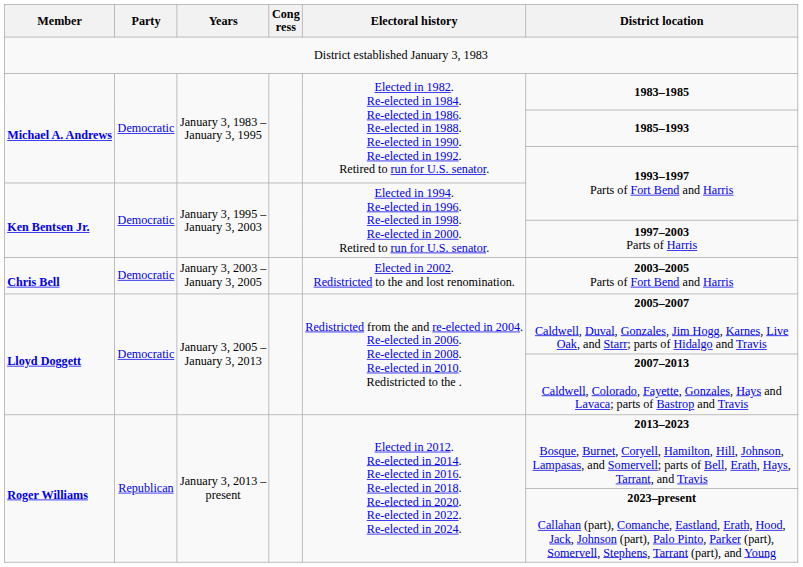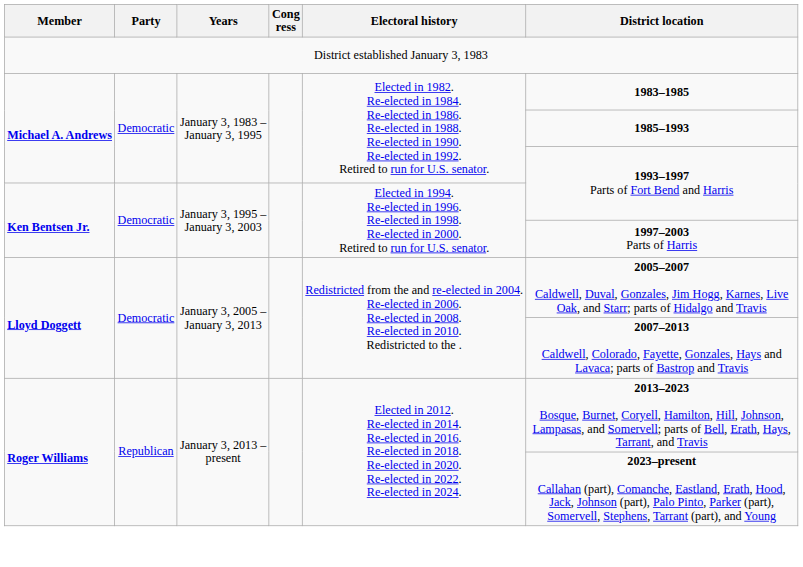- row: (33, 282)
